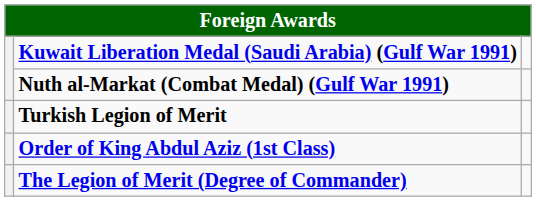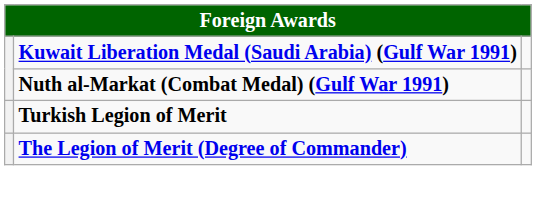- row: (177, 148)
